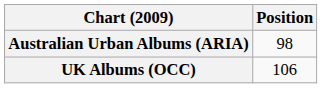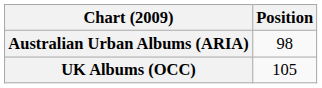(285, 69) 106 -> (285, 69) 105
